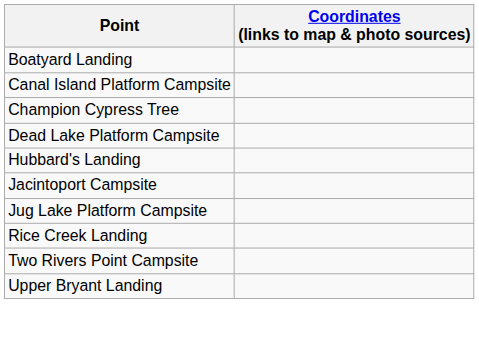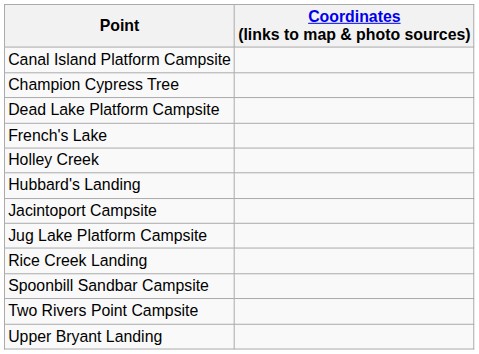- row: (70, 60)
+ row: (58, 135)
+ row: (53, 160)
+ row: (109, 286)
